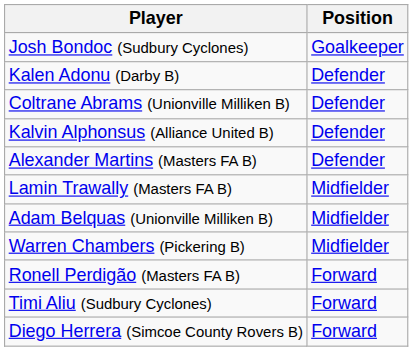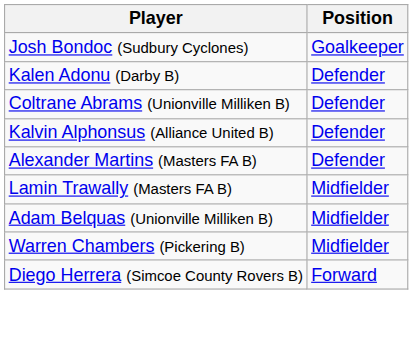- row: (124, 274)
- row: (110, 302)
